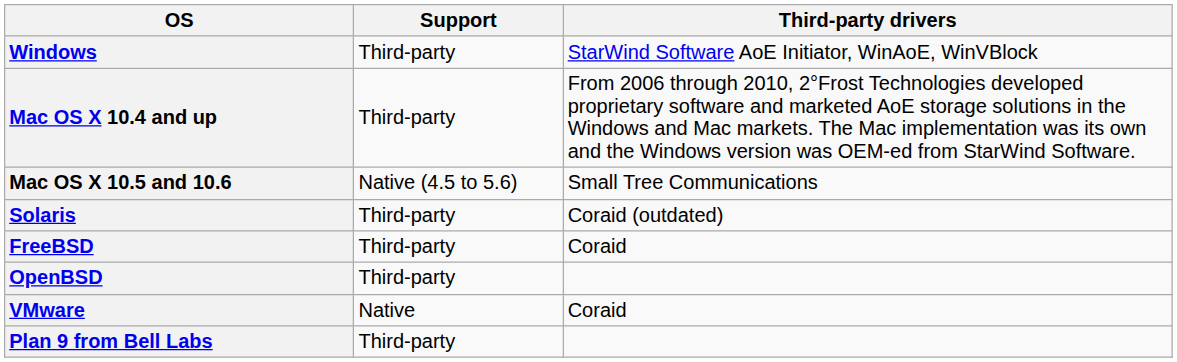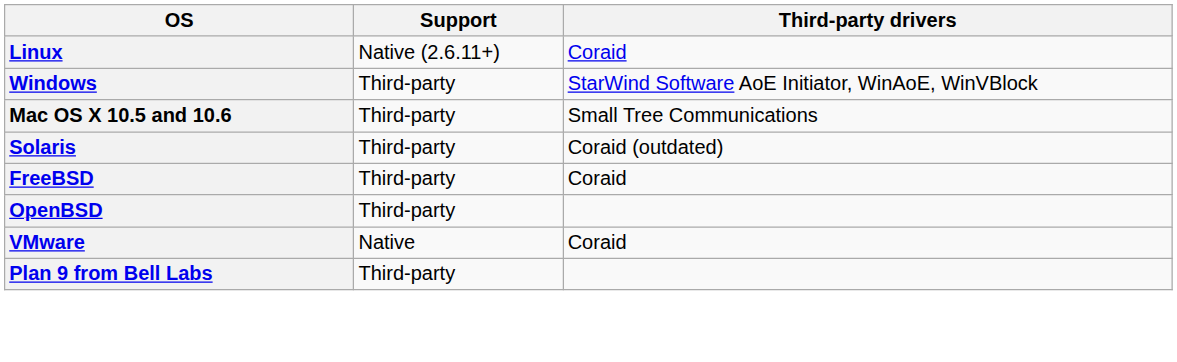+ row: (36, 52)
- row: (113, 117)
(438, 183) Native (4.5 to 5.6) -> (407, 115) Third-party
